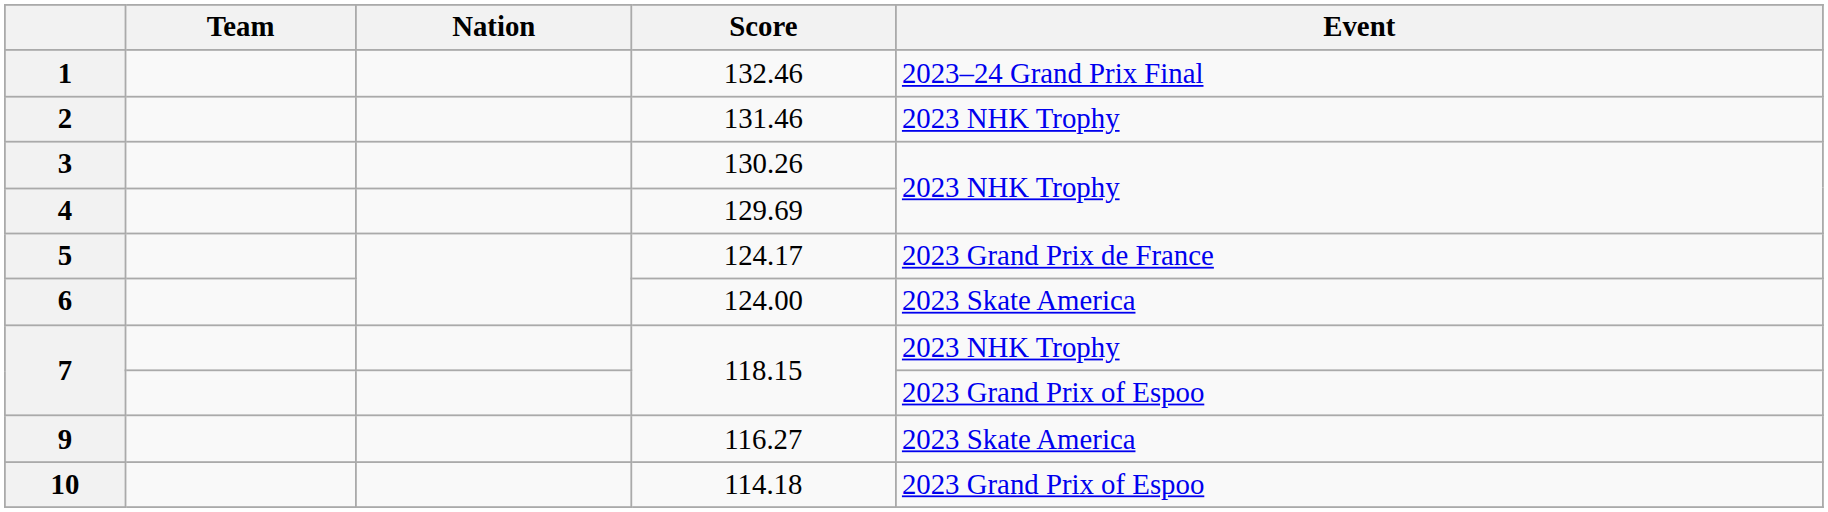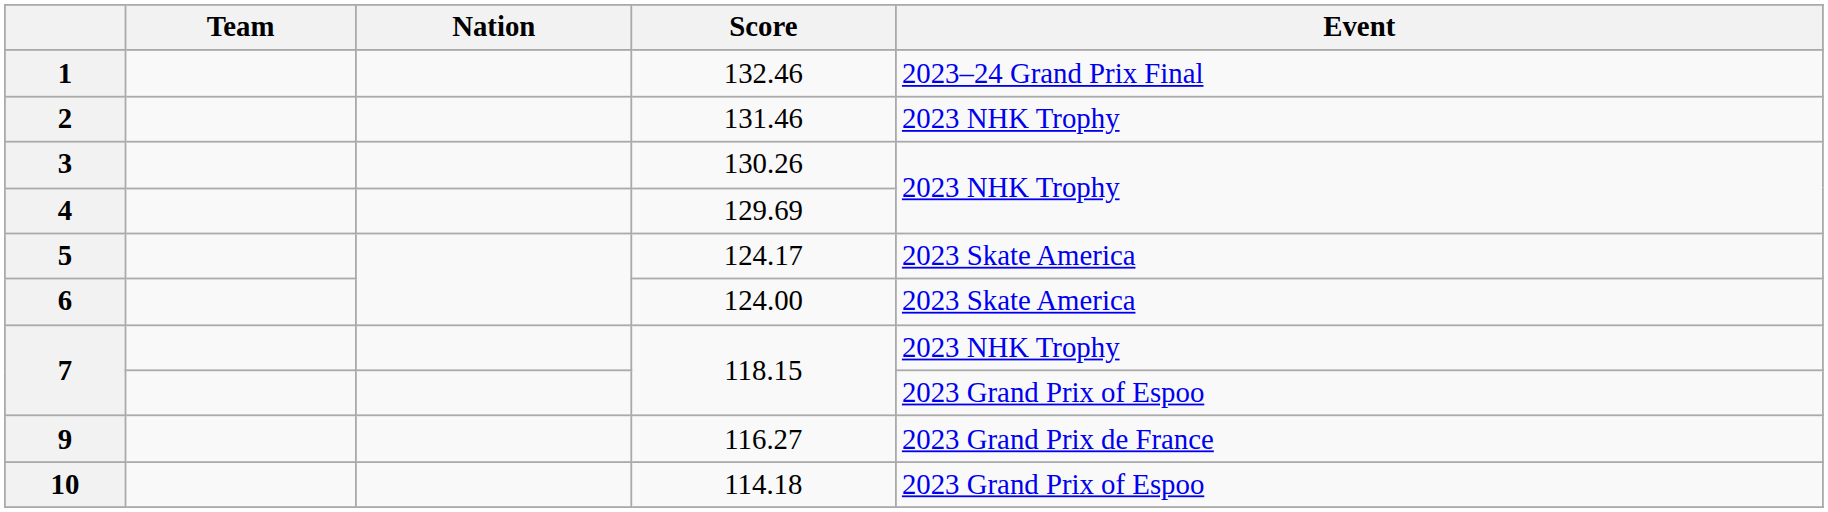(1058, 255) 2023 Grand Prix de France -> (1019, 255) 2023 Skate America
(1019, 438) 2023 Skate America -> (1058, 438) 2023 Grand Prix de France
